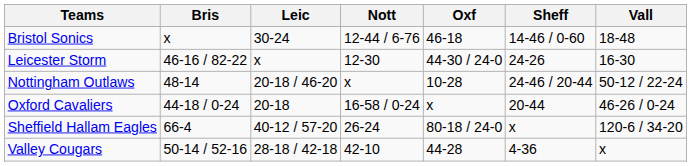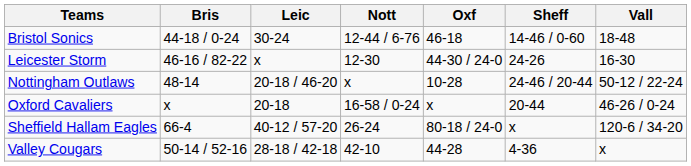(167, 37) x -> (201, 37) 44-18 / 0-24
(201, 104) 44-18 / 0-24 -> (167, 104) x
